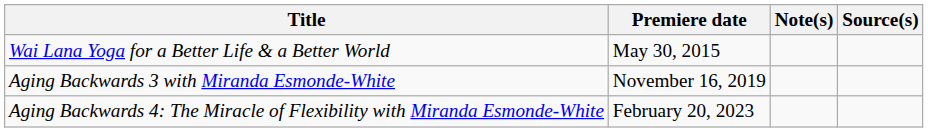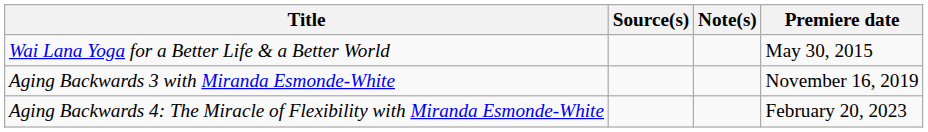columns swapped: (689, 19) <-> (880, 19)
